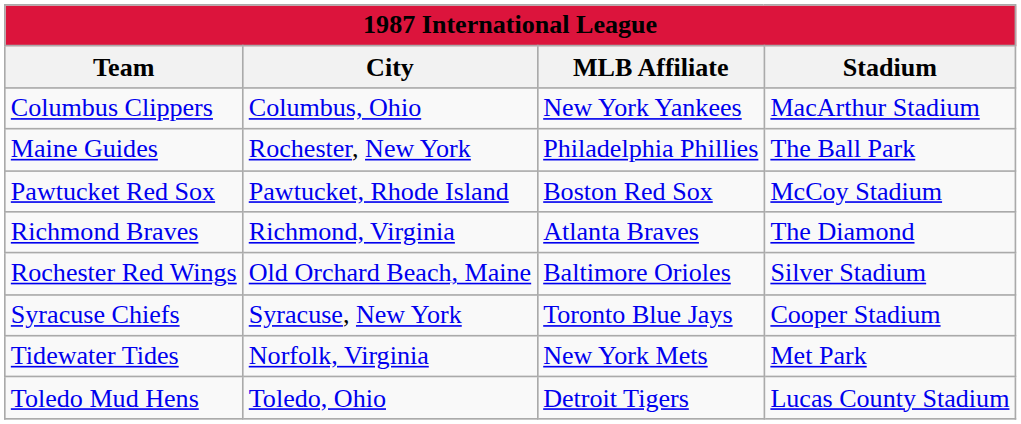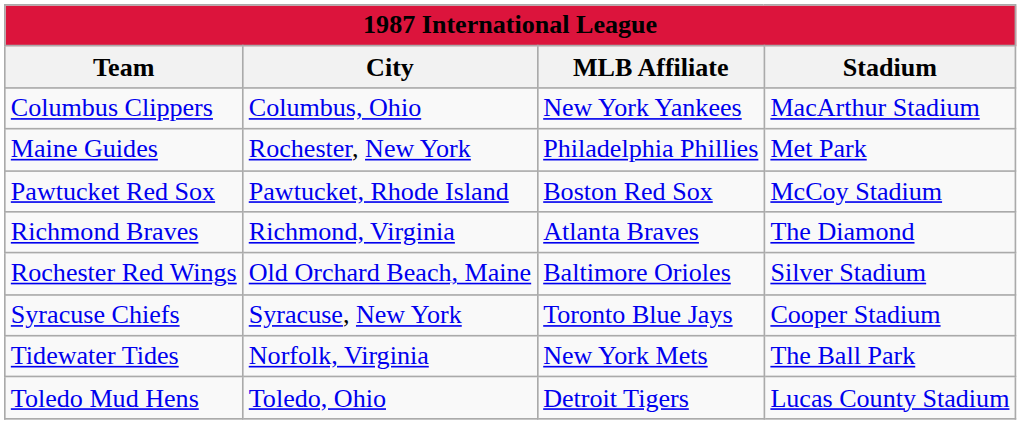(843, 149) The Ball Park -> (819, 149) Met Park
(819, 356) Met Park -> (843, 356) The Ball Park
